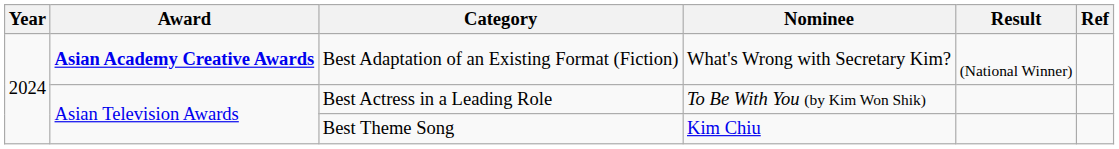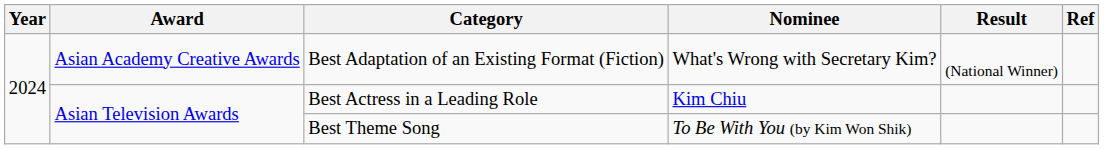(184, 59) bold -> (177, 59) normal
(807, 98) To Be With You (by Kim Won Shik) -> (709, 98) Kim Chiu
(724, 128) Kim Chiu -> (792, 128) To Be With You (by Kim Won Shik)
